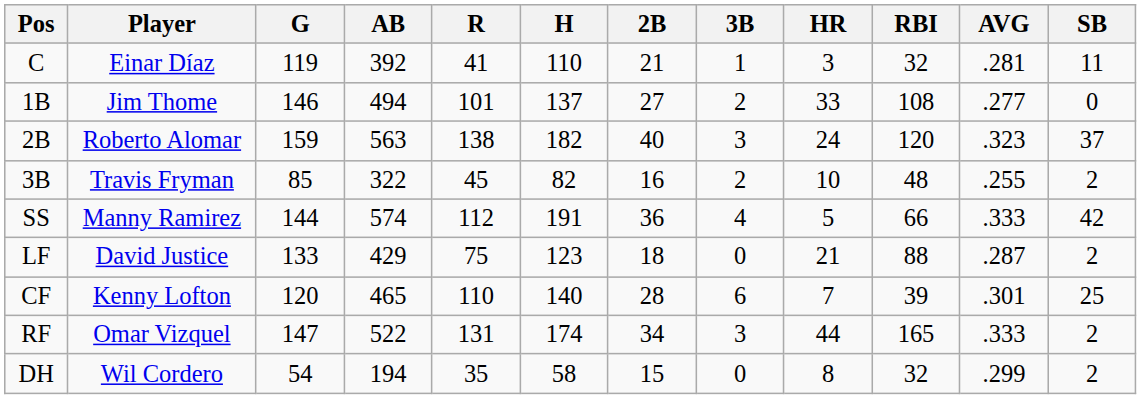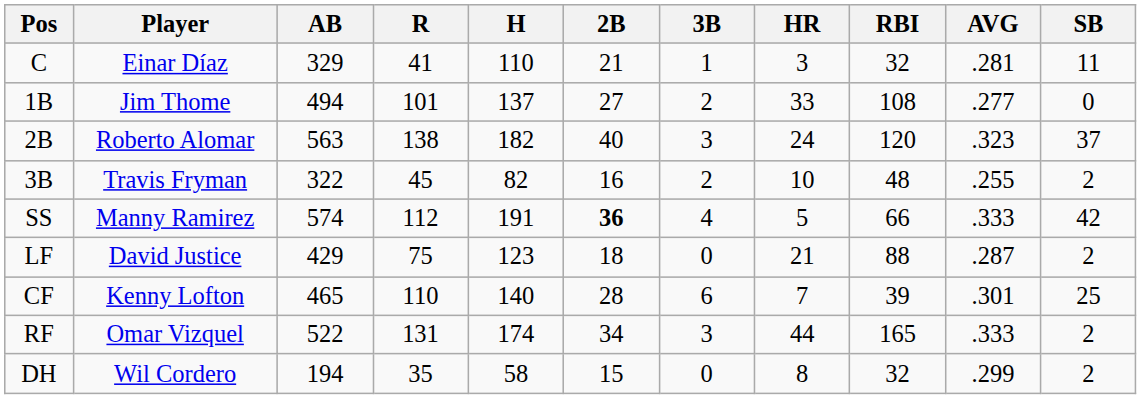- column: (300, 23)
(388, 62) 392 -> (325, 62) 329
(652, 218) normal -> (611, 218) bold
